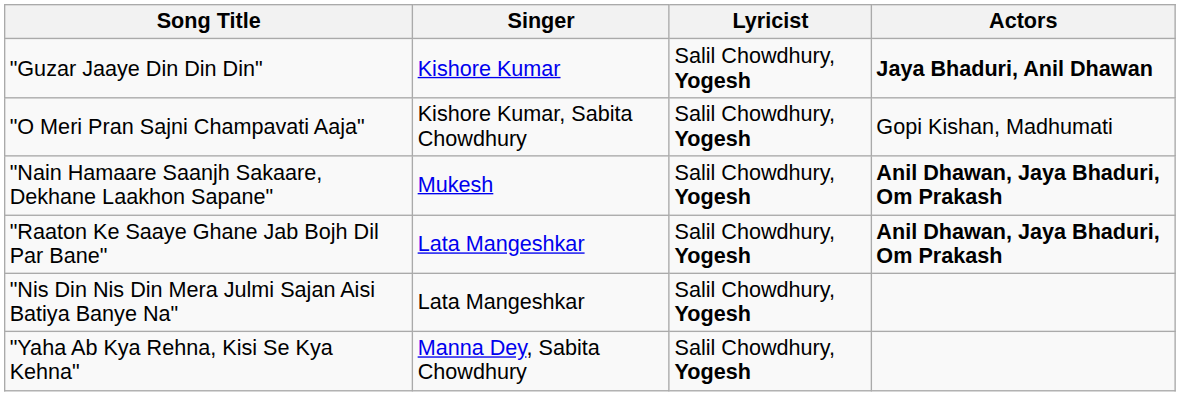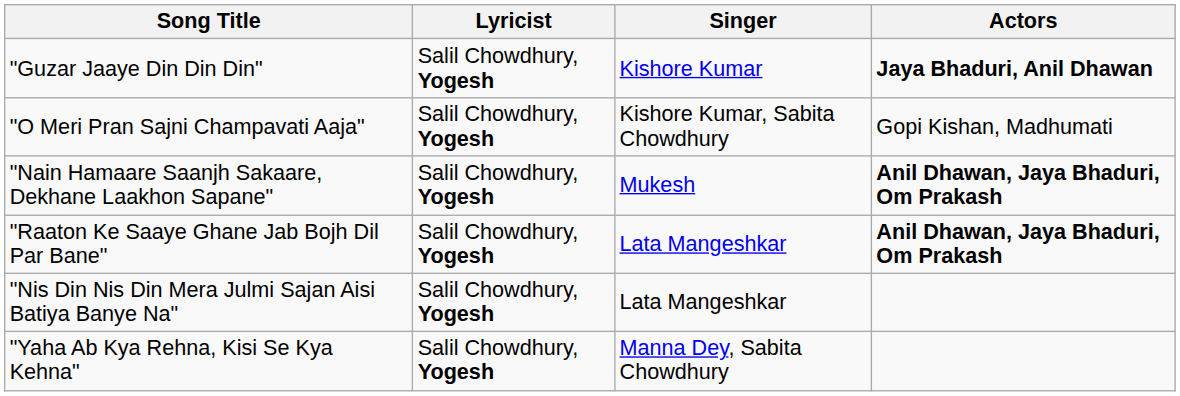columns swapped: (541, 21) <-> (770, 21)
